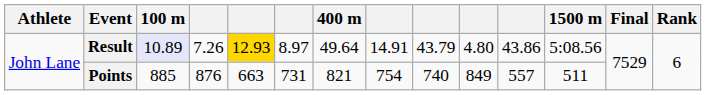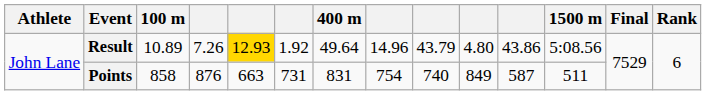(163, 47) lavender background -> (163, 47) no background
(294, 47) 8.97 -> (294, 47) 1.92
(389, 47) 14.91 -> (389, 47) 14.96
(163, 76) 885 -> (163, 76) 858
(339, 76) 821 -> (339, 76) 831
(521, 76) 557 -> (521, 76) 587
